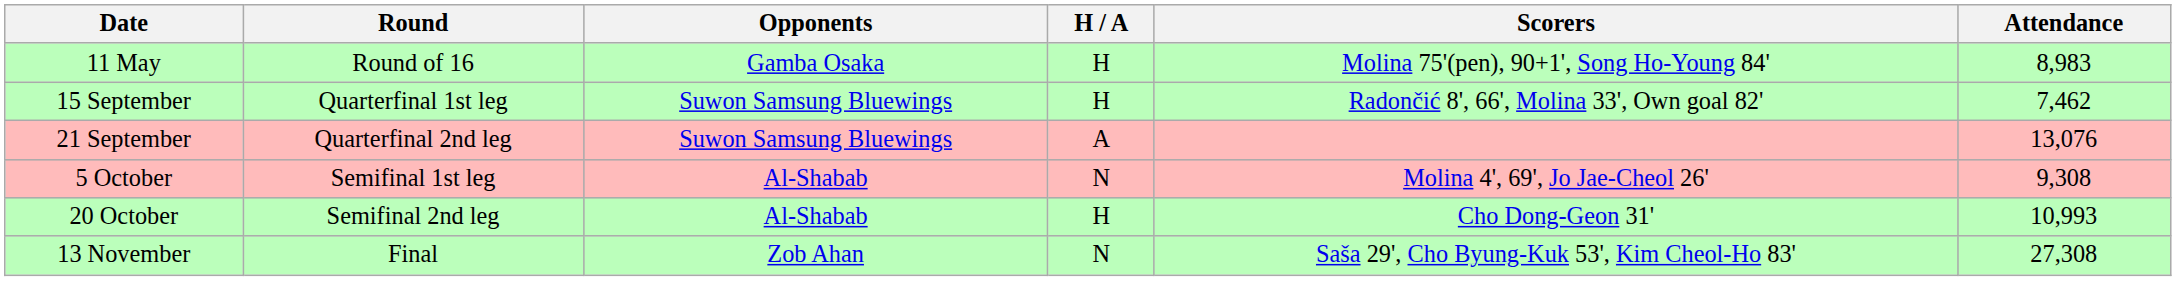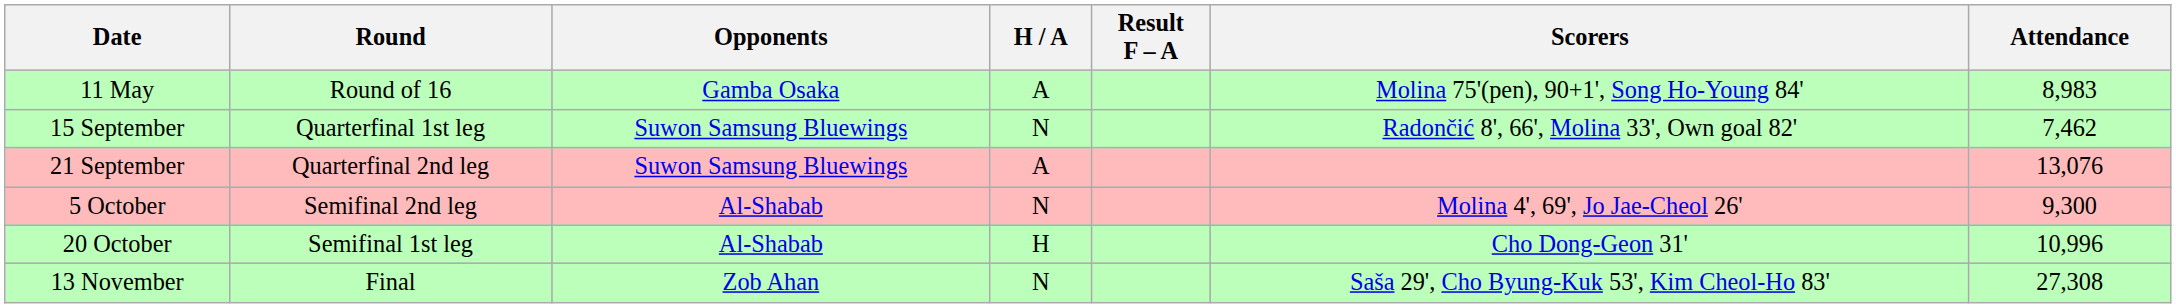+ column: (1151, 37)
(1101, 62) H -> (1041, 89) A
(1101, 100) H -> (1041, 128) N
(413, 178) Semifinal 1st leg -> (391, 205) Semifinal 2nd leg
(2064, 178) 9,308 -> (2070, 205) 9,300
(413, 216) Semifinal 2nd leg -> (391, 243) Semifinal 1st leg
(2064, 216) 10,993 -> (2070, 243) 10,996
